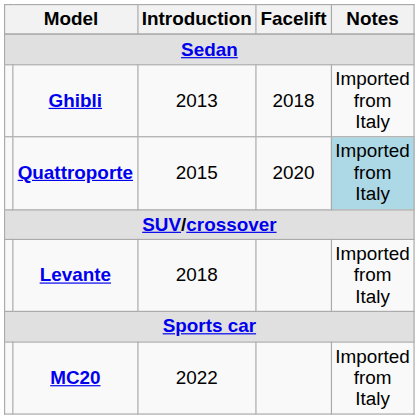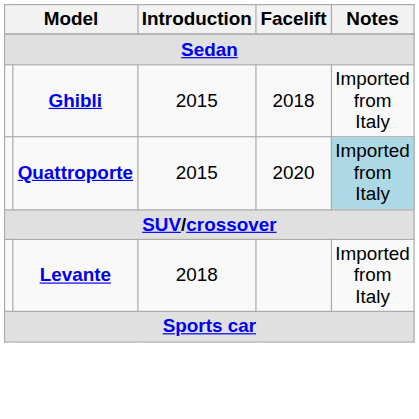(197, 100) 2013 -> (197, 100) 2015
- row: (75, 377)
